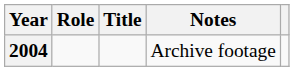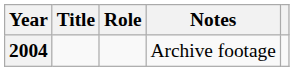columns swapped: (122, 19) <-> (76, 19)
